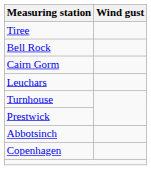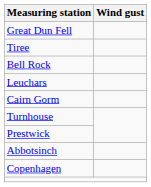+ row: (39, 30)
rows swapped: (33, 64) <-> (27, 82)
